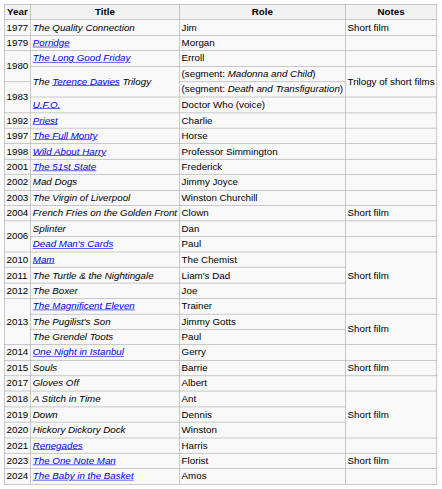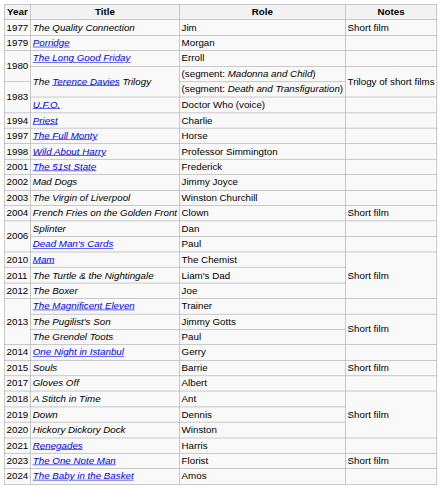(17, 120) 1992 -> (17, 120) 1994
